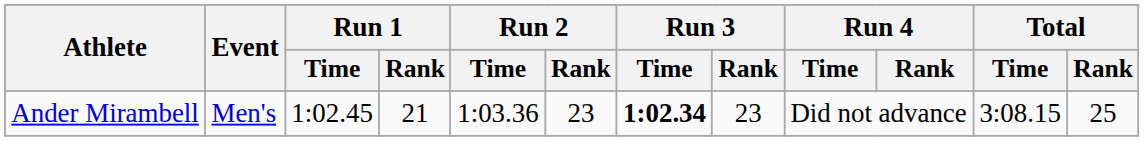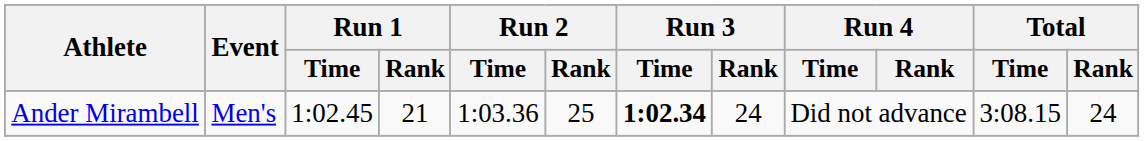(581, 113) 23 -> (581, 113) 25
(748, 113) 23 -> (748, 113) 24
(1103, 113) 25 -> (1103, 113) 24
